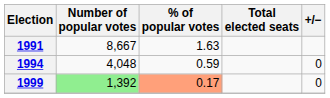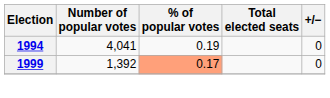- row: (30, 45)
(121, 64) 4,048 -> (121, 45) 4,041
(208, 64) 0.59 -> (208, 45) 0.19
(121, 83) lightgreen background -> (121, 64) no background
